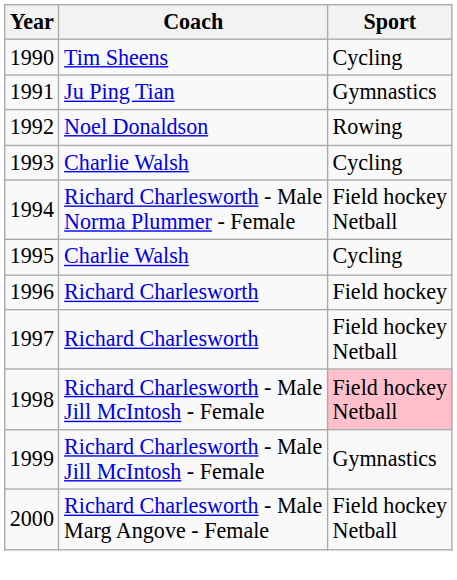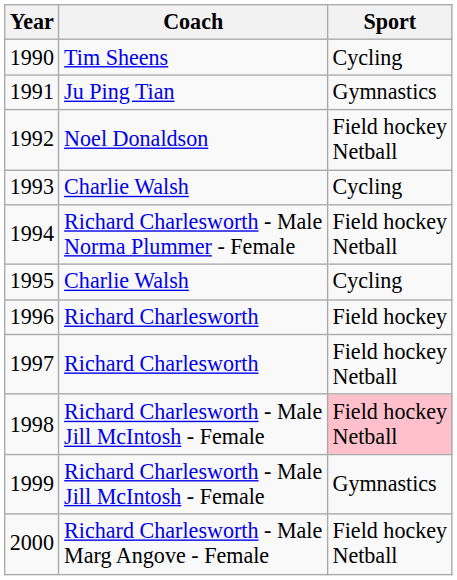(367, 127) Rowing -> (390, 139) Field hockey Netball
